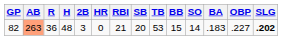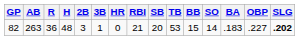+ column: (100, 12)
(33, 27) lightsalmon background -> (33, 27) no background
